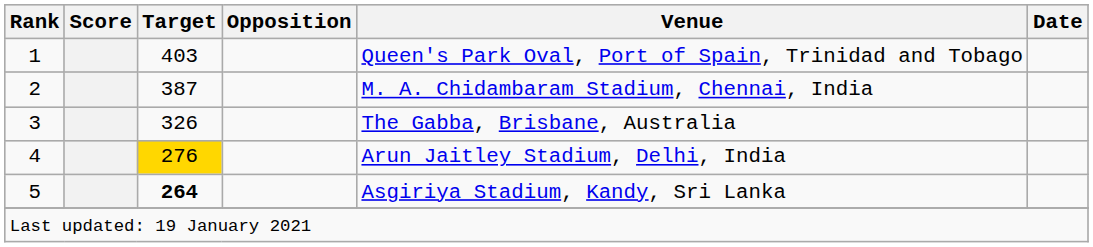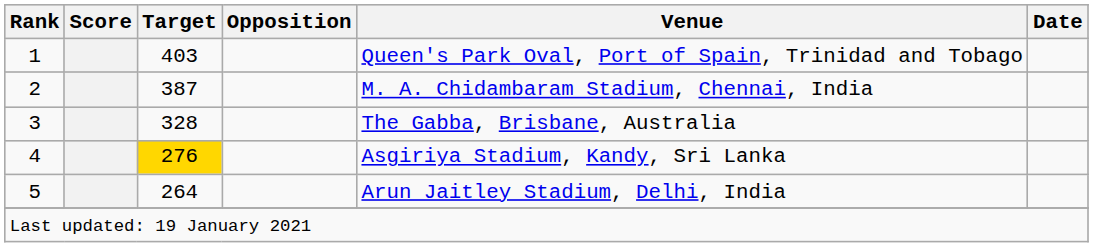(179, 123) 326 -> (179, 123) 328
(574, 157) Arun Jaitley Stadium, Delhi, India -> (574, 157) Asgiriya Stadium, Kandy, Sri Lanka
(179, 191) bold -> (179, 191) normal
(574, 191) Asgiriya Stadium, Kandy, Sri Lanka -> (574, 191) Arun Jaitley Stadium, Delhi, India
